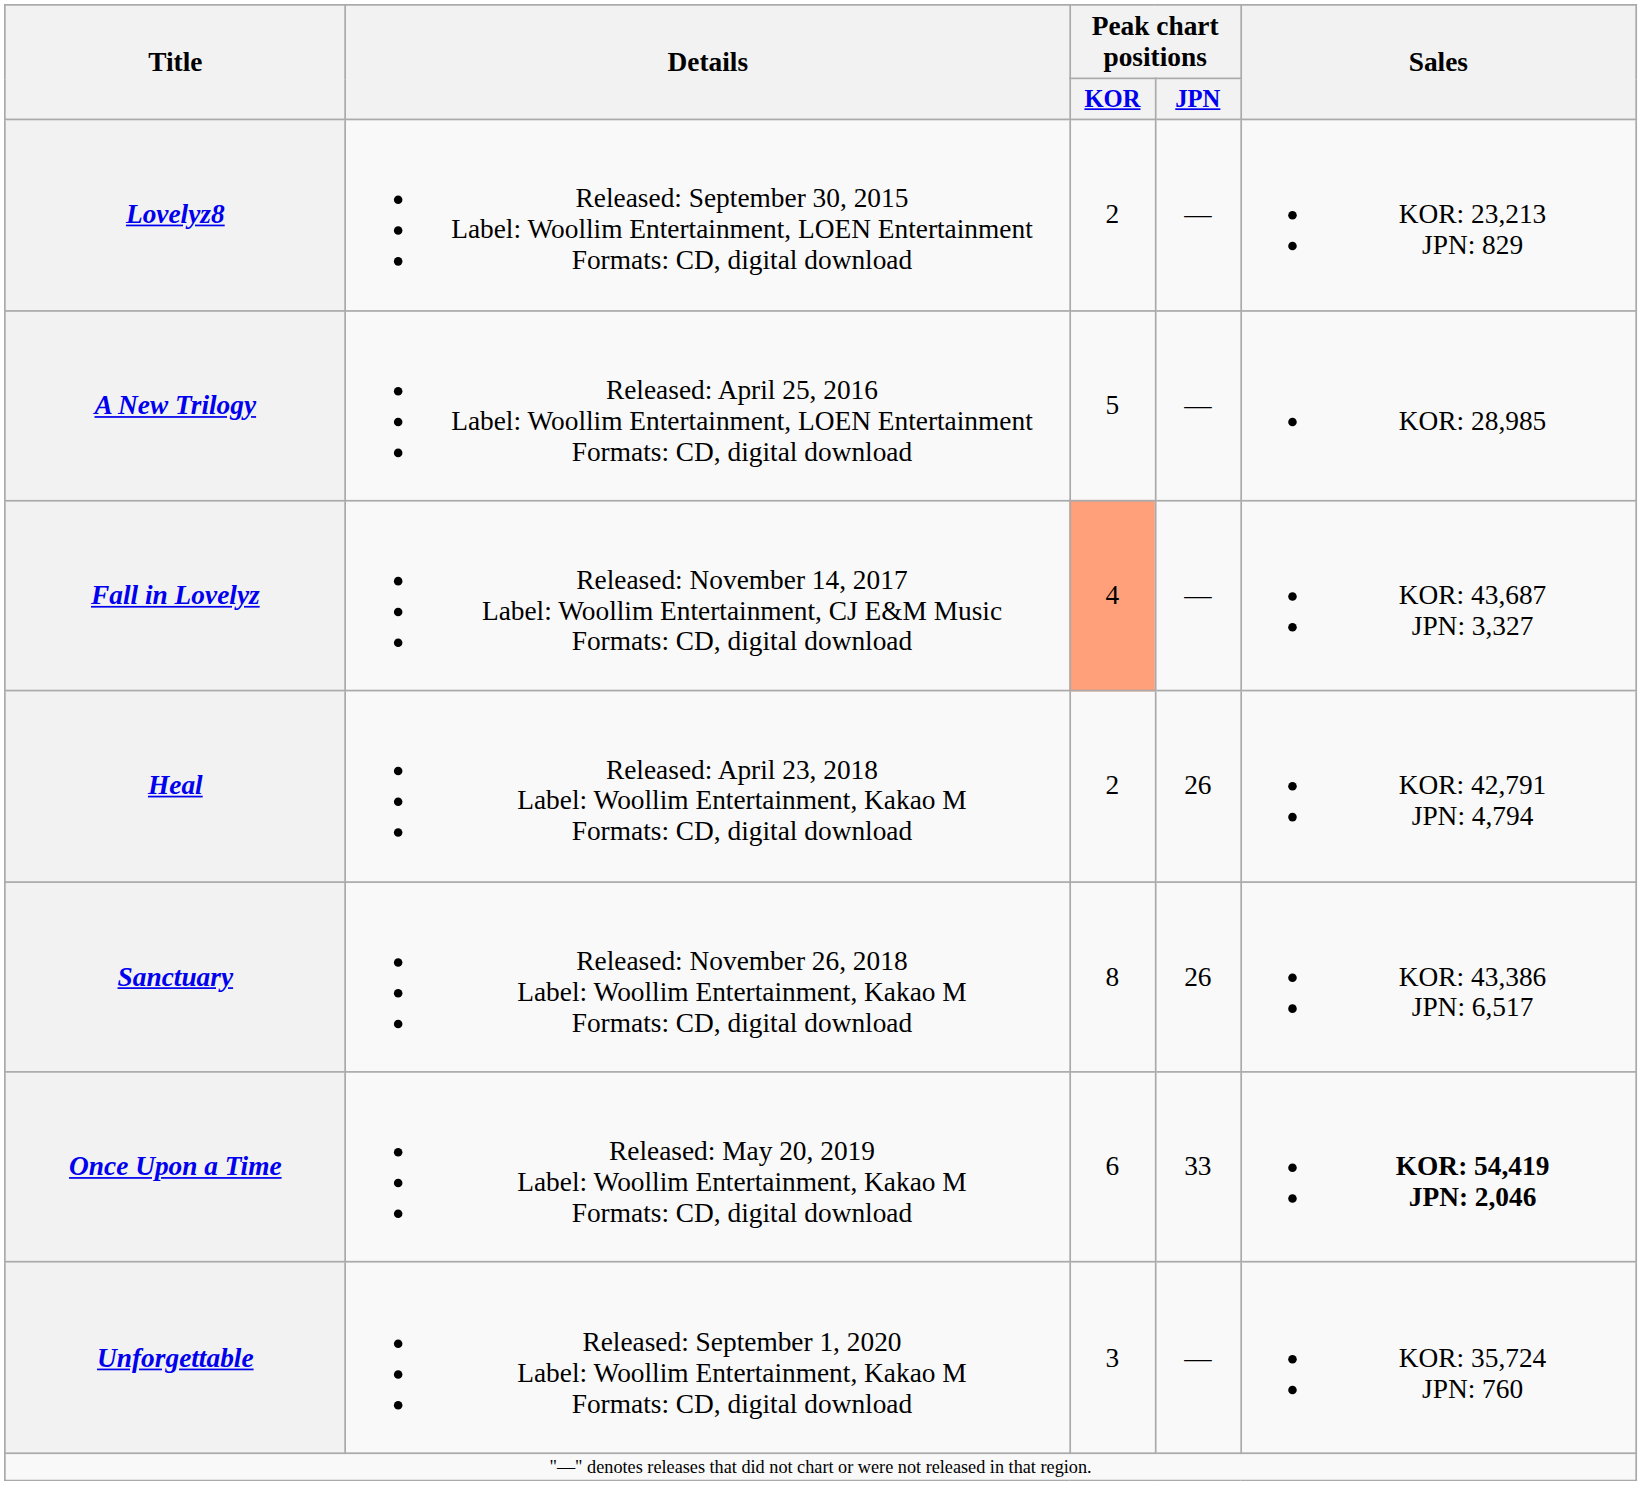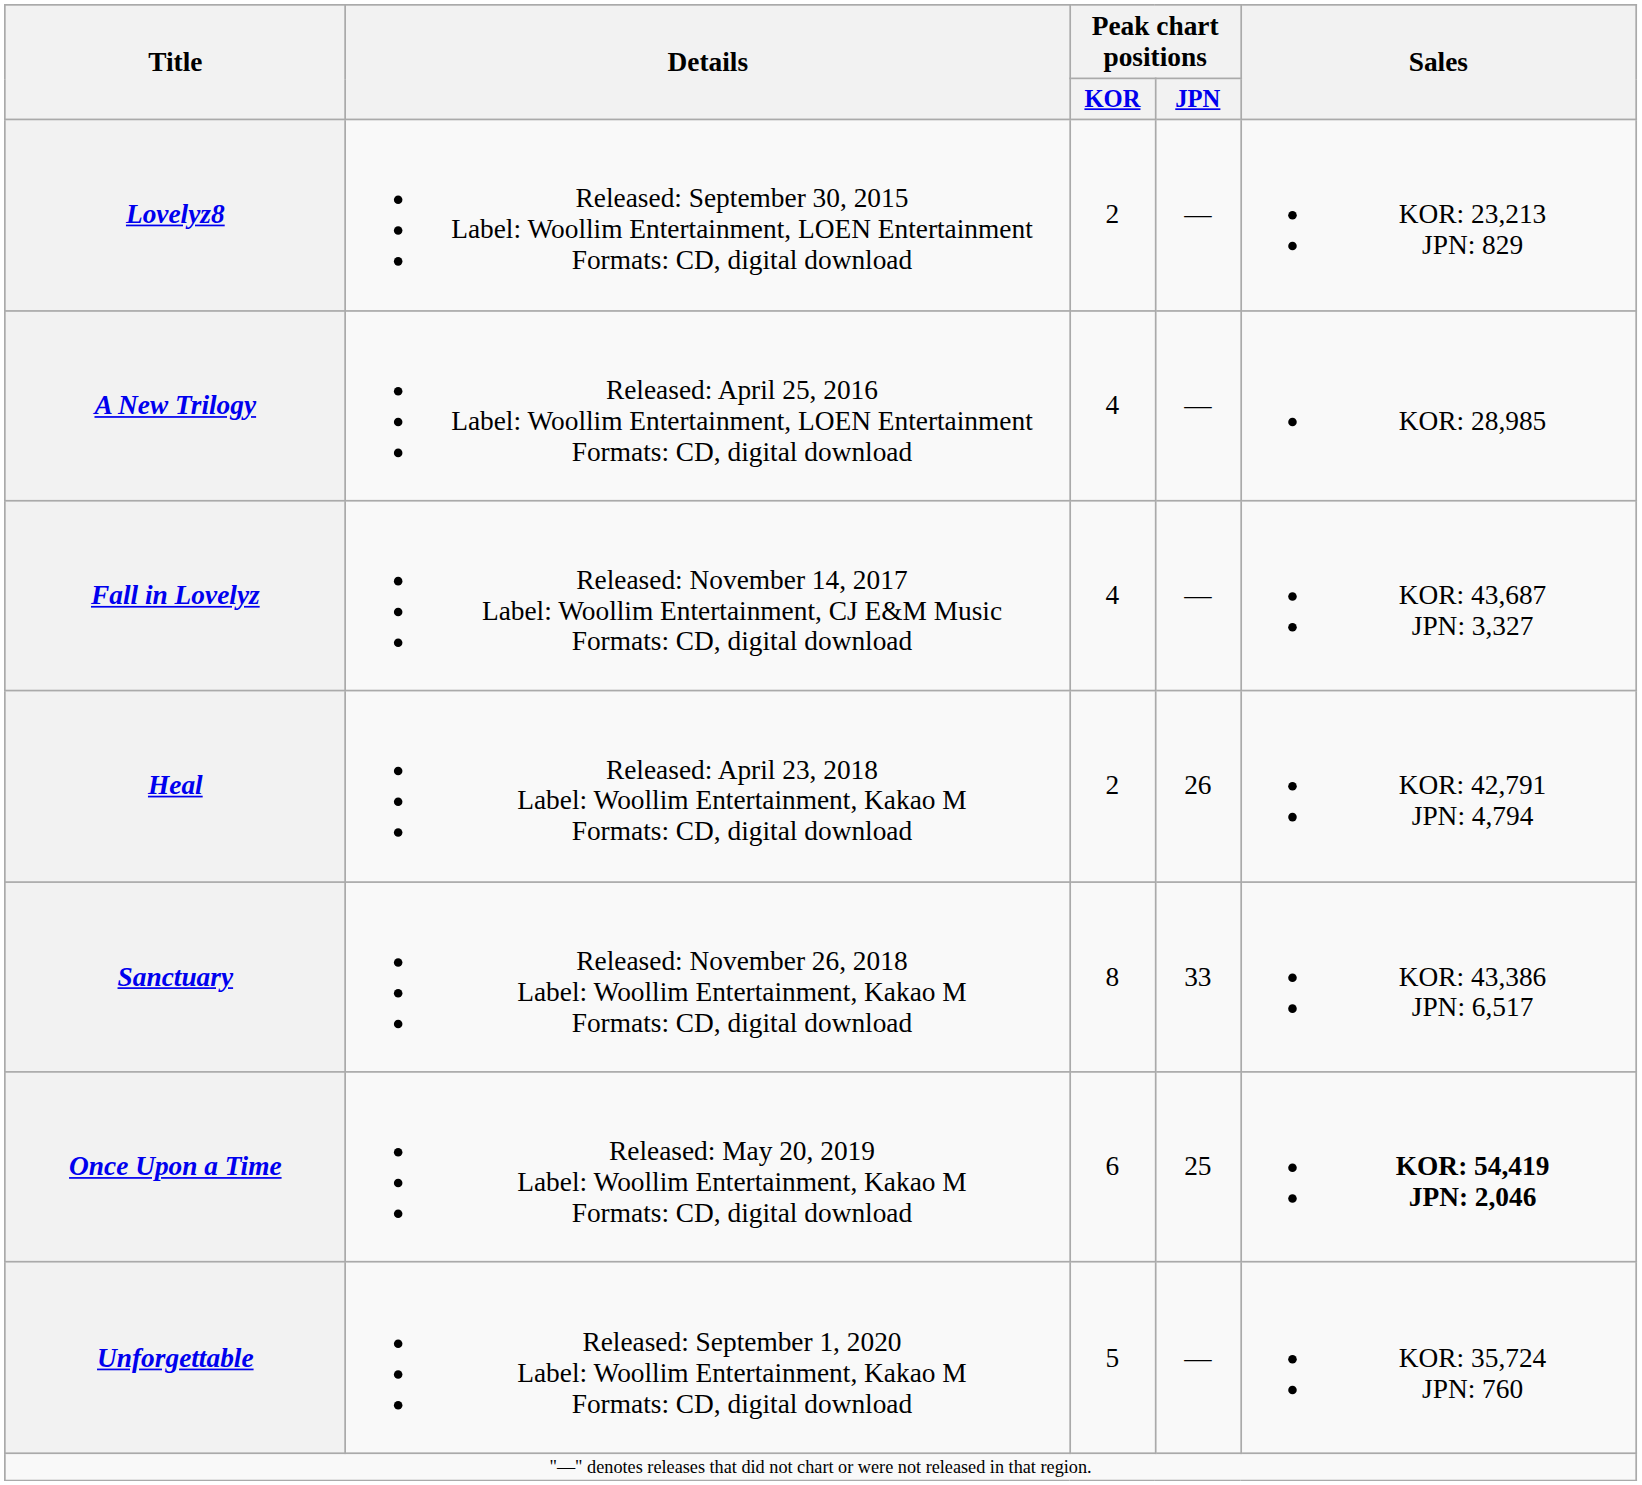(1112, 404) 5 -> (1112, 404) 4
(1112, 595) lightsalmon background -> (1112, 595) no background
(1198, 976) 26 -> (1198, 976) 33
(1198, 1166) 33 -> (1198, 1166) 25
(1112, 1357) 3 -> (1112, 1357) 5
